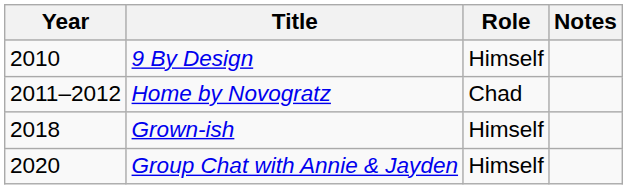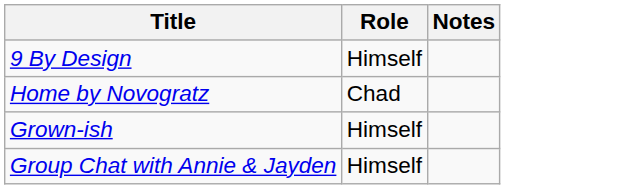- column: (66, 22)
